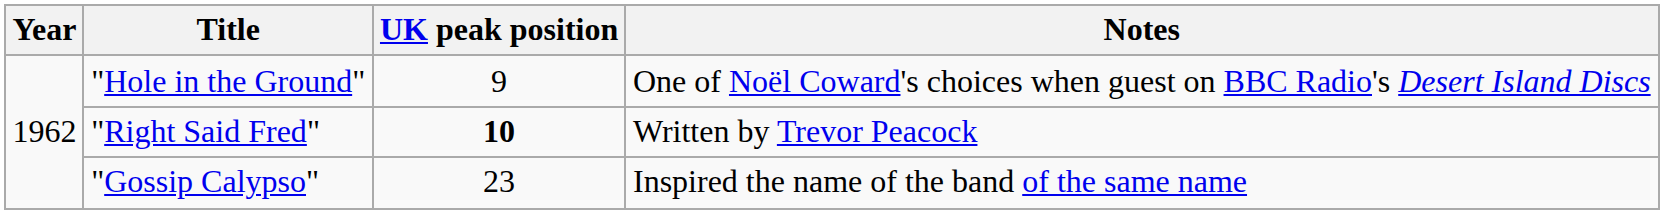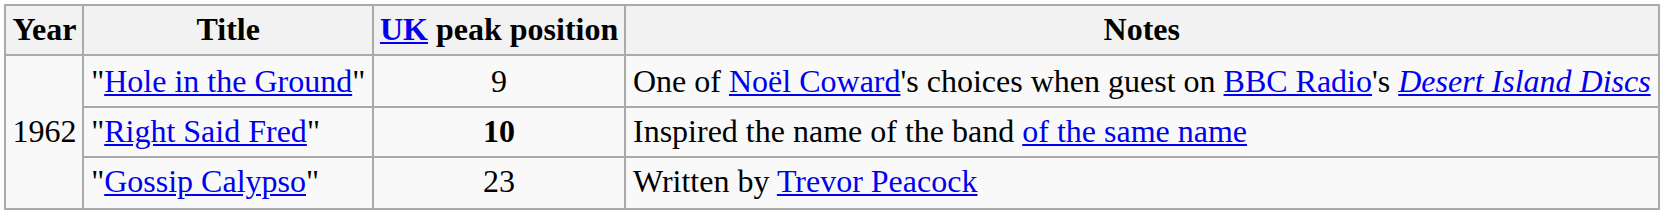(805, 131) Written by Trevor Peacock -> (940, 131) Inspired the name of the band of the same name
(940, 182) Inspired the name of the band of the same name -> (805, 182) Written by Trevor Peacock
